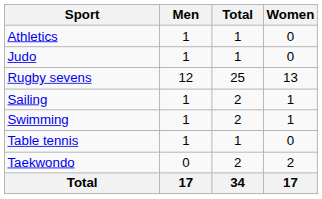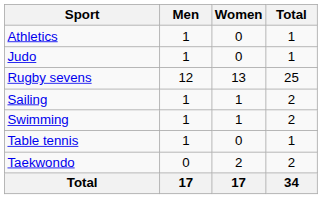columns swapped: (290, 15) <-> (238, 15)
